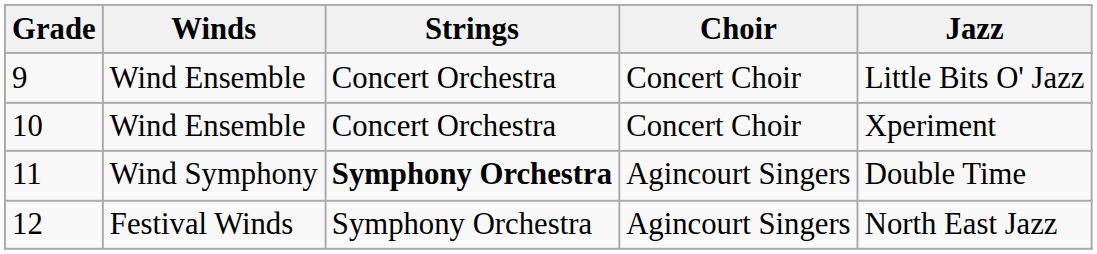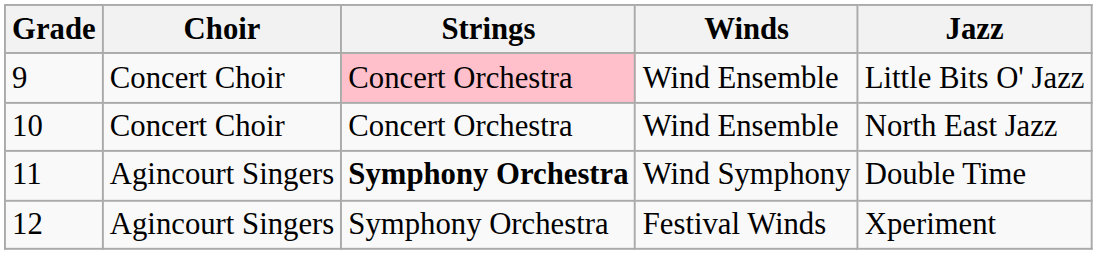columns swapped: (214, 28) <-> (738, 28)
(444, 77) no background -> (461, 77) pink background
(930, 126) Xperiment -> (961, 126) North East Jazz
(961, 223) North East Jazz -> (930, 223) Xperiment
